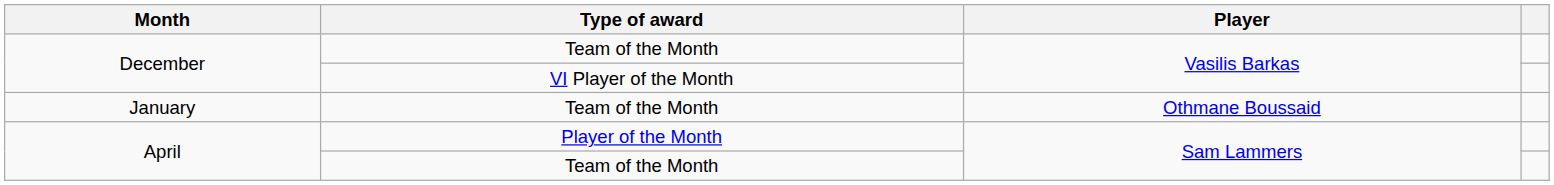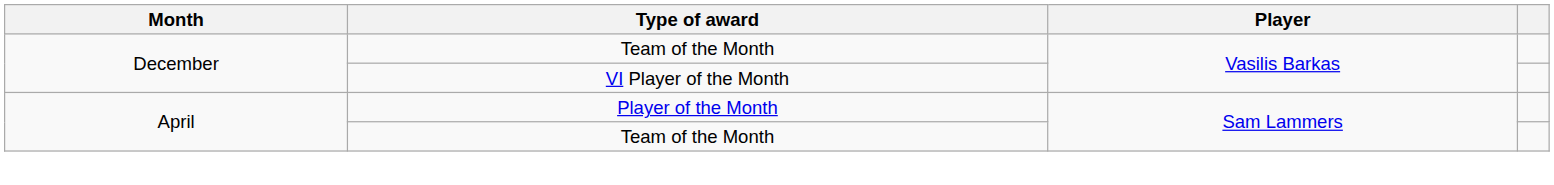- row: (162, 108)
